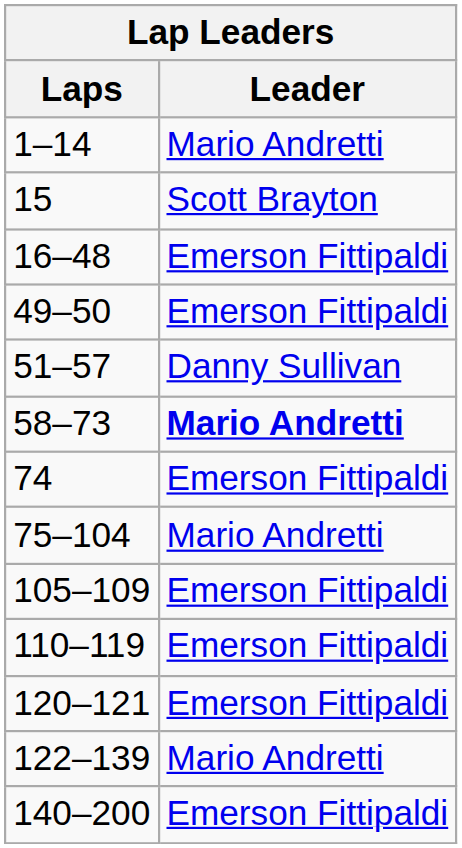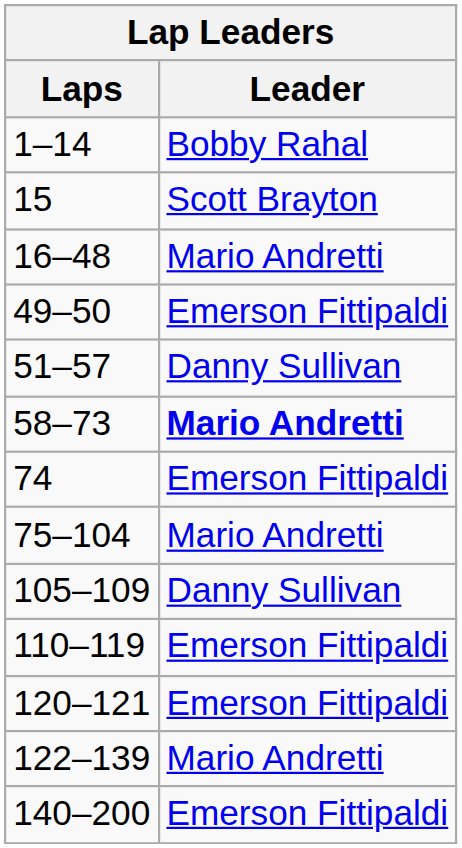(275, 144) Mario Andretti -> (267, 144) Bobby Rahal
(307, 255) Emerson Fittipaldi -> (275, 255) Mario Andretti
(307, 590) Emerson Fittipaldi -> (284, 590) Danny Sullivan
